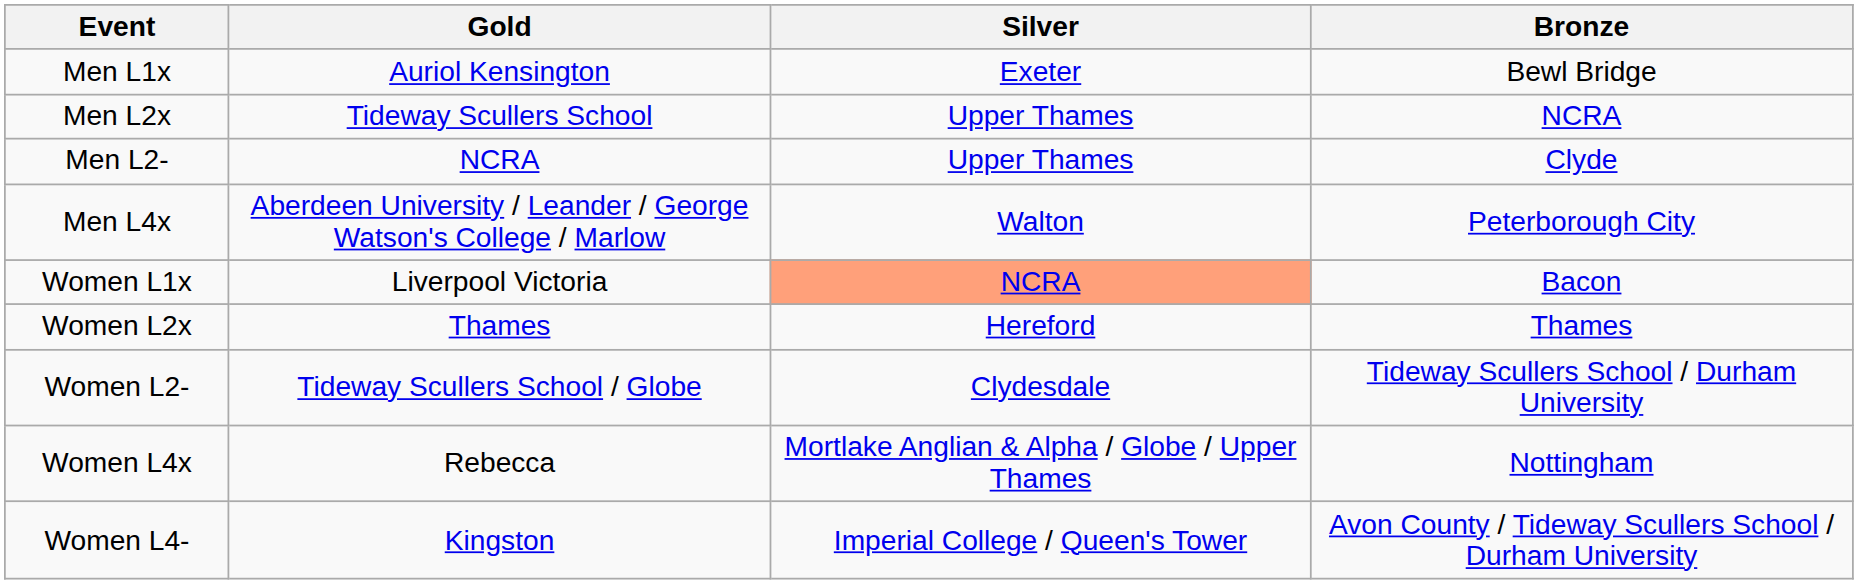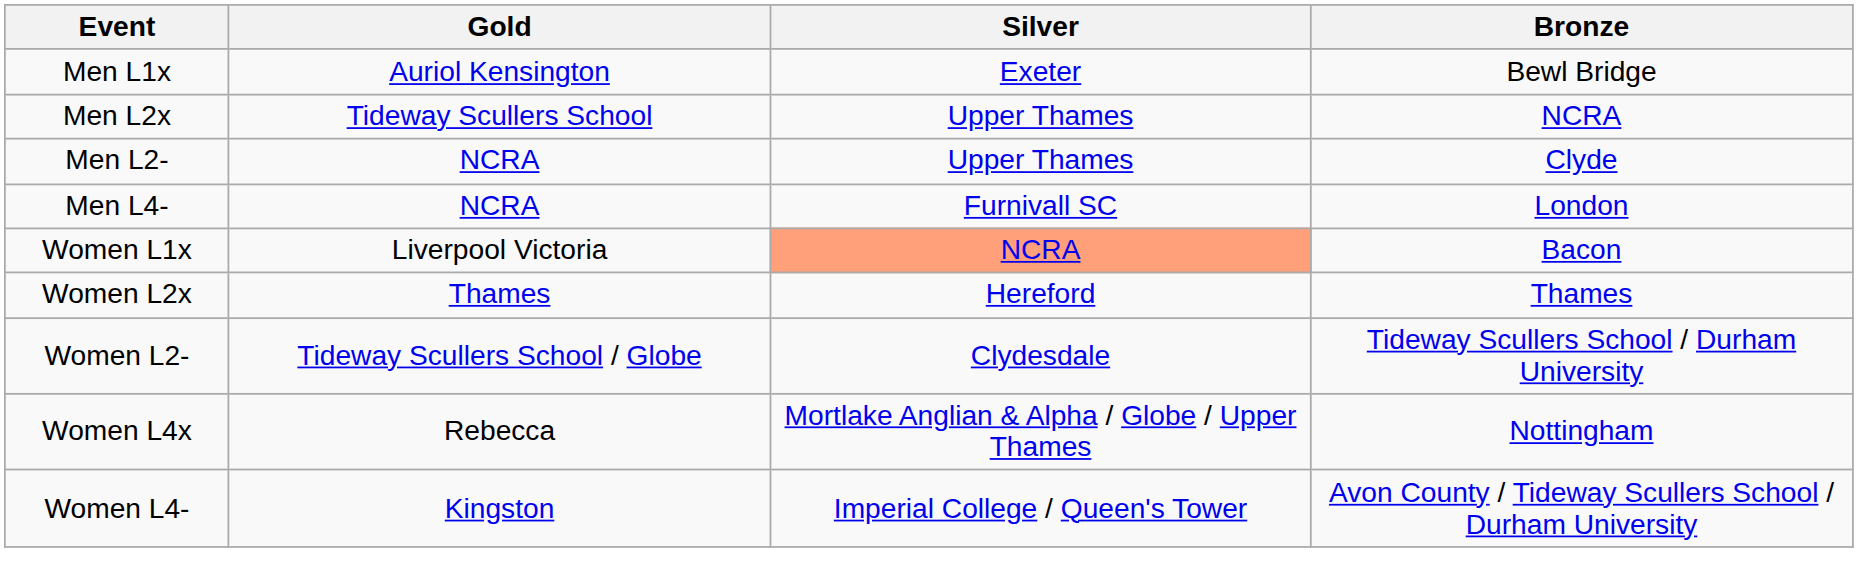+ row: (117, 205)
- row: (117, 221)
